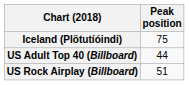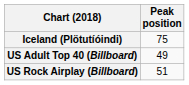(162, 55) 44 -> (162, 55) 49
